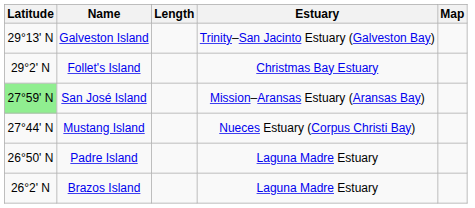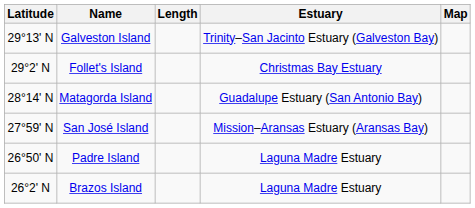+ row: (106, 98)
(30, 98) lightgreen background -> (30, 128) no background
- row: (104, 128)
